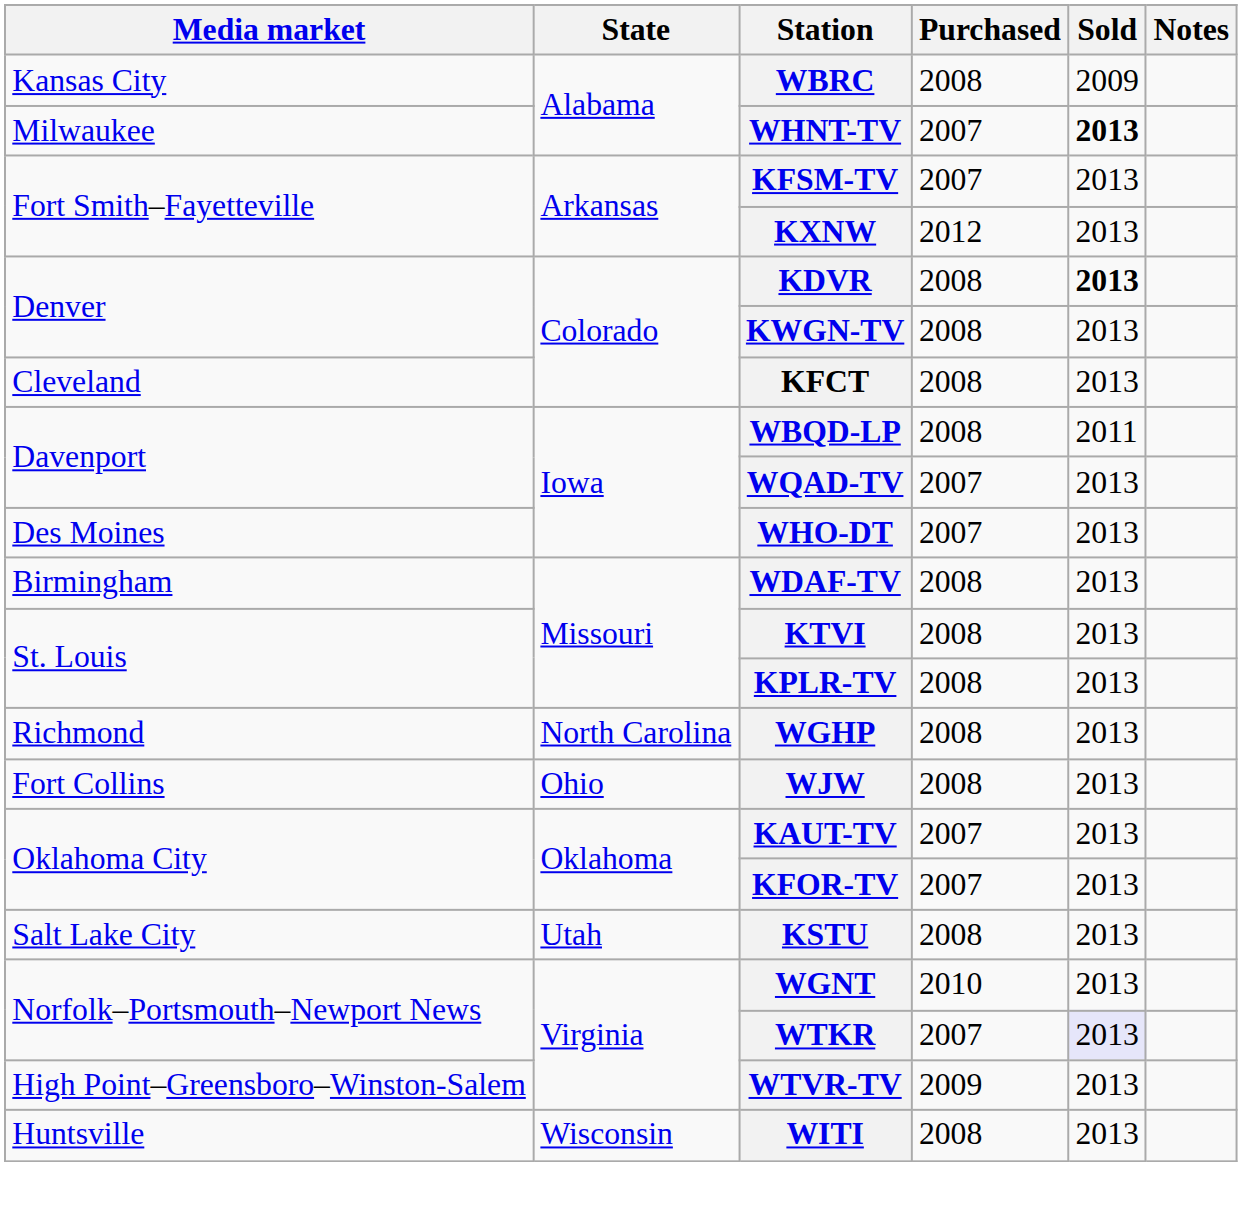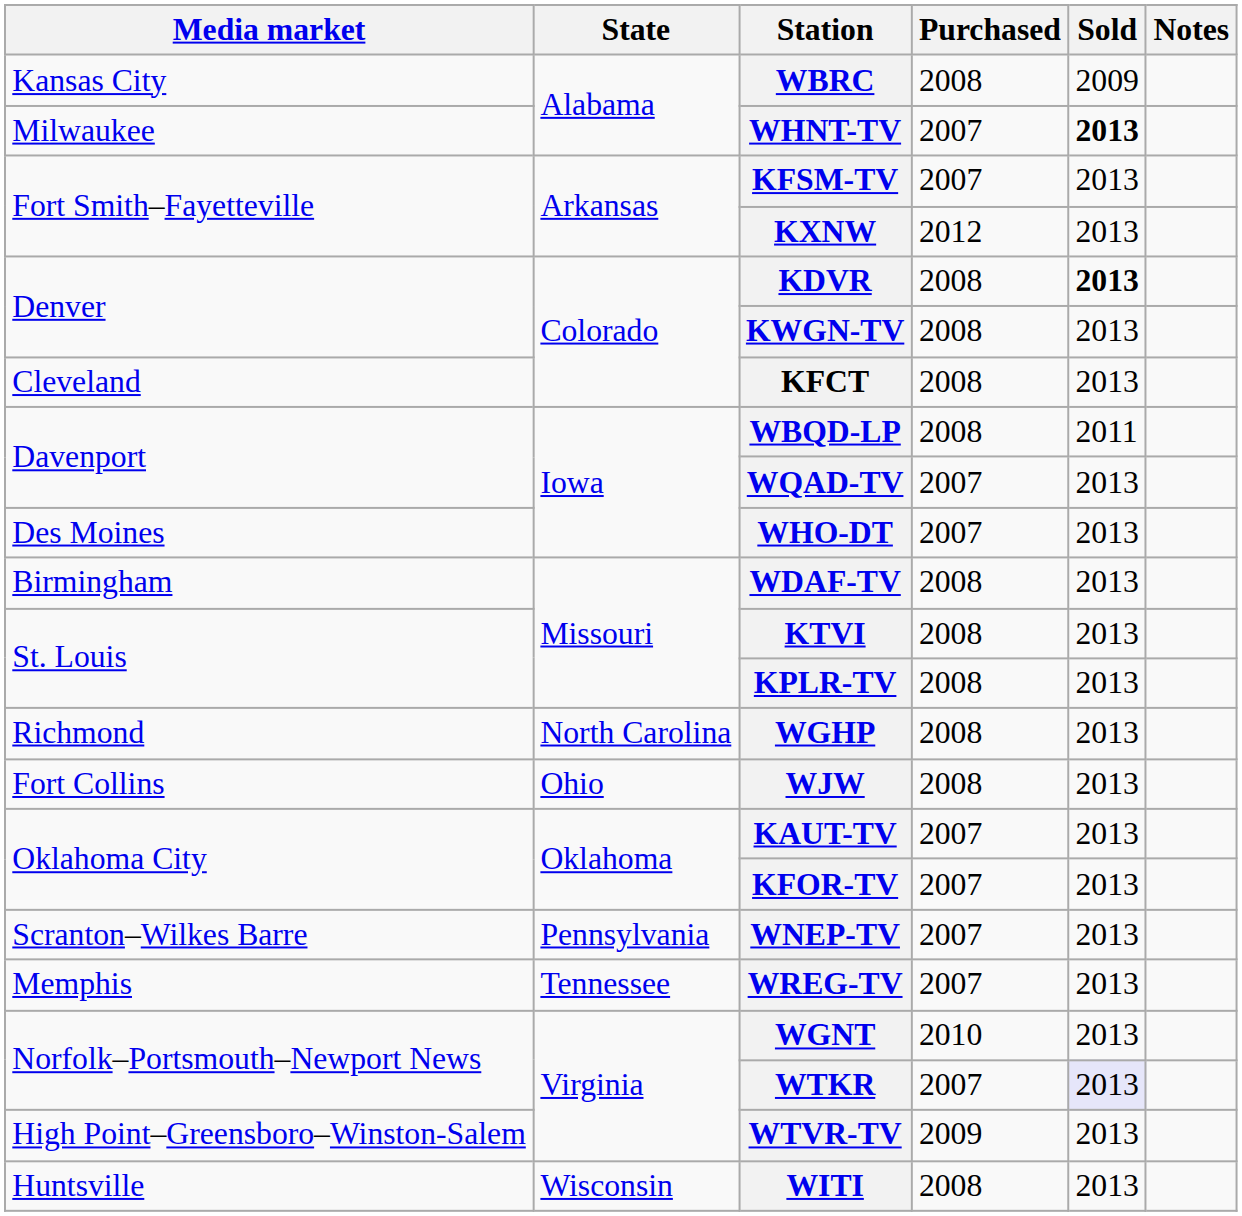+ row: (825, 933)
+ row: (825, 984)
- row: (825, 933)
